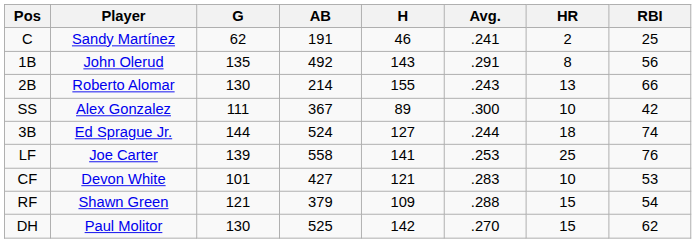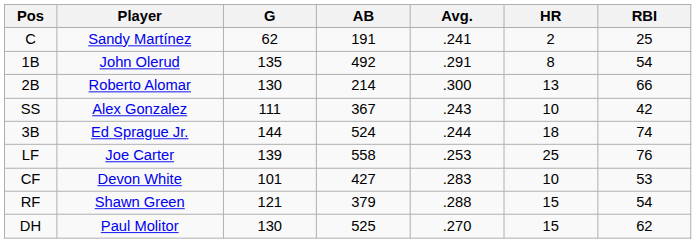- column: (403, 16)
(650, 62) 56 -> (644, 62) 54
(485, 86) .243 -> (457, 86) .300
(485, 109) .300 -> (457, 109) .243
